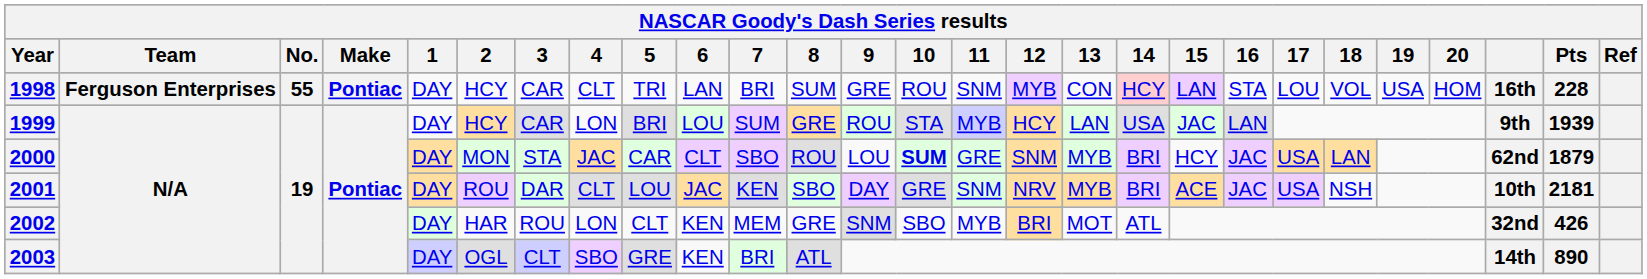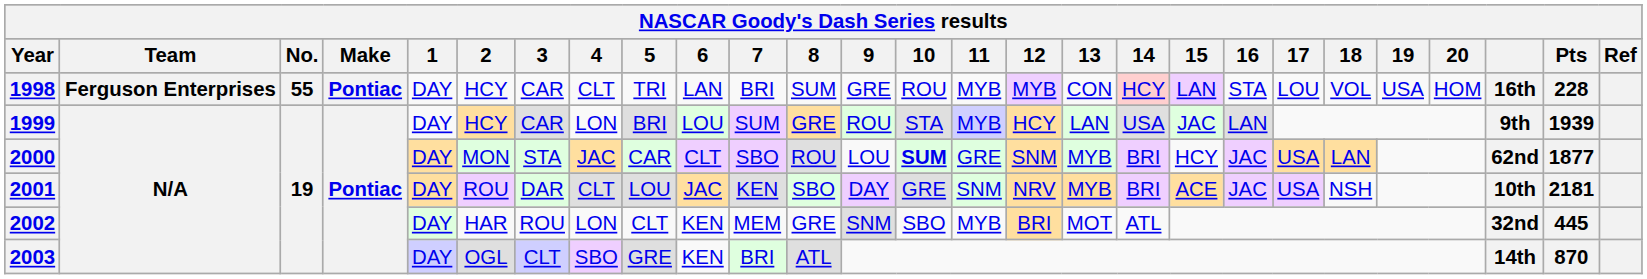(979, 89) SNM -> (979, 89) MYB
(1571, 156) 1879 -> (1571, 156) 1877
(1571, 223) 426 -> (1571, 223) 445
(1571, 257) 890 -> (1571, 257) 870
